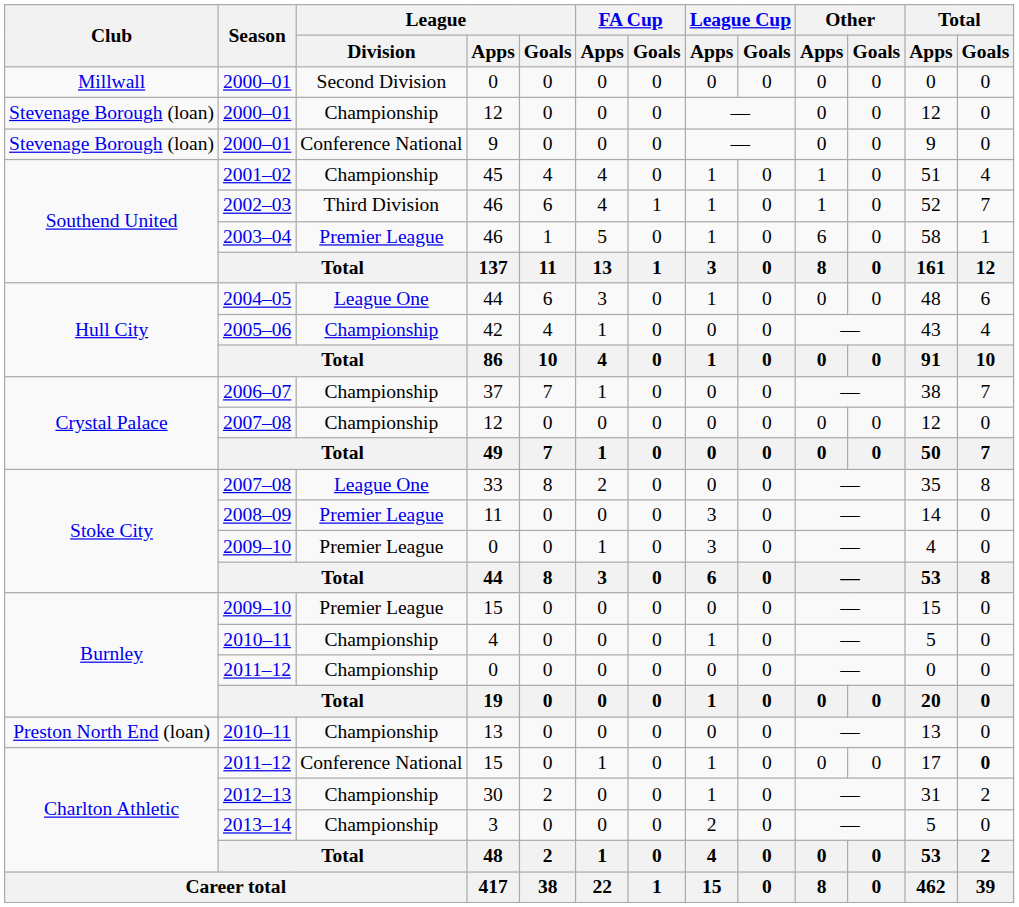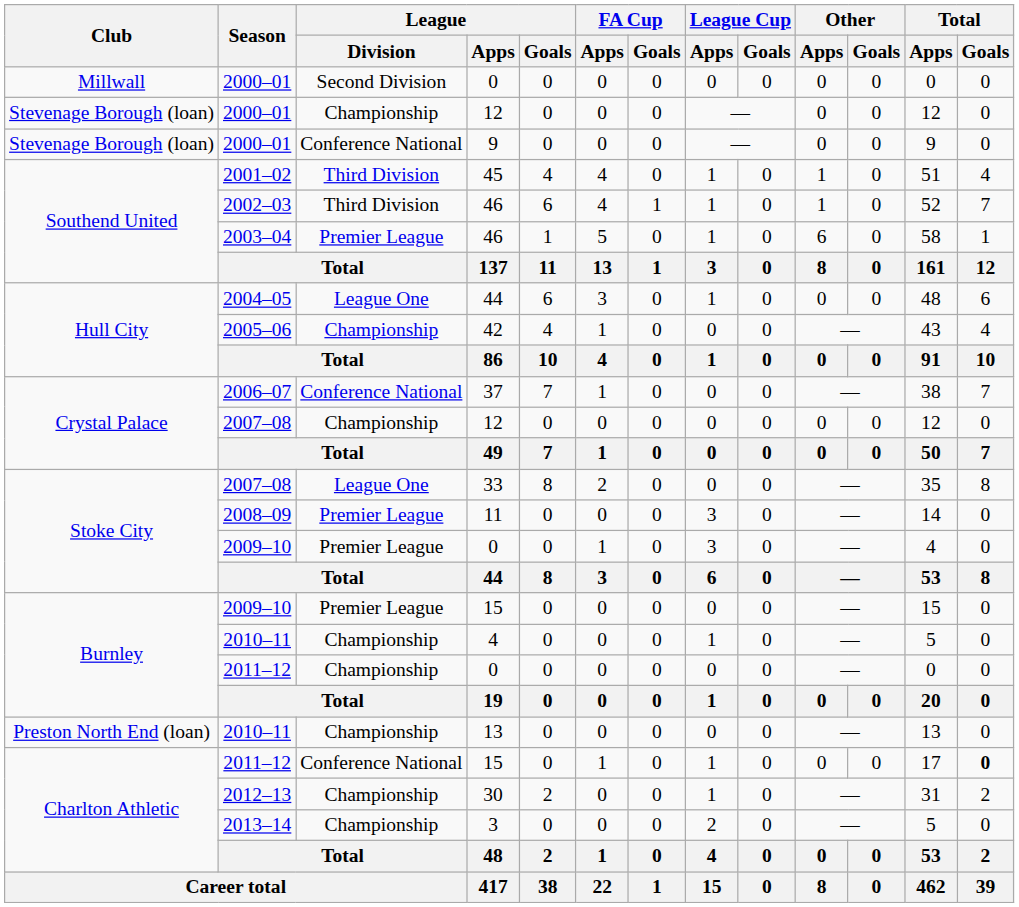(381, 174) Championship -> (381, 174) Third Division
(381, 391) Championship -> (381, 391) Conference National
